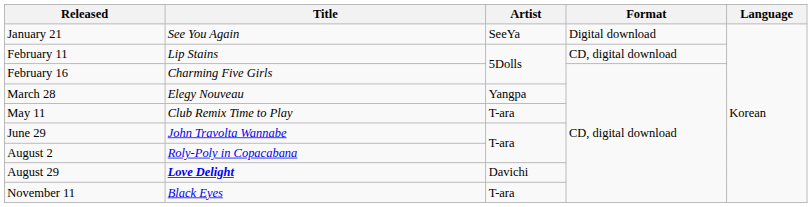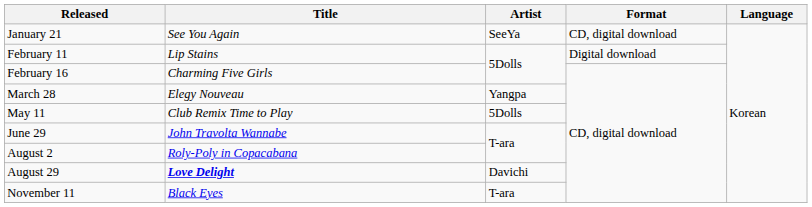(612, 34) Digital download -> (623, 34) CD, digital download
(623, 53) CD, digital download -> (612, 53) Digital download
(502, 113) T-ara -> (505, 113) 5Dolls
